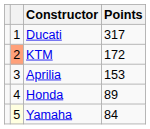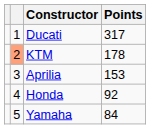(115, 55) 172 -> (115, 55) 178
(111, 94) 89 -> (111, 94) 92
(17, 114) lightyellow background -> (17, 114) no background
